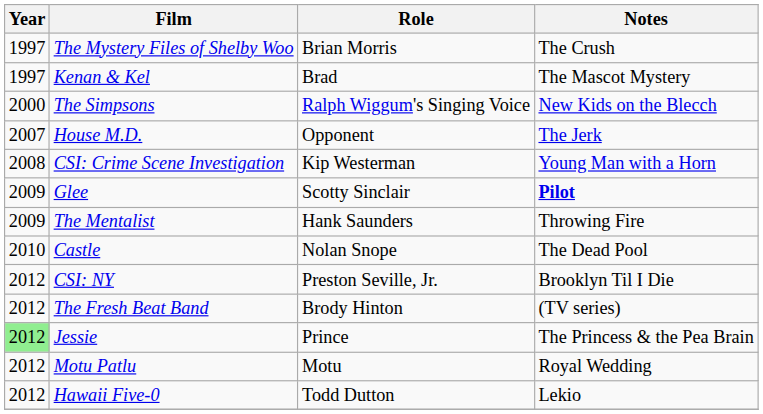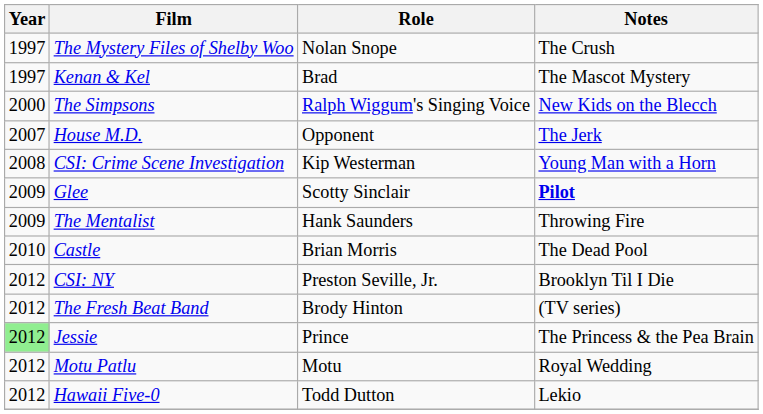(349, 47) Brian Morris -> (349, 47) Nolan Snope
(349, 250) Nolan Snope -> (349, 250) Brian Morris
